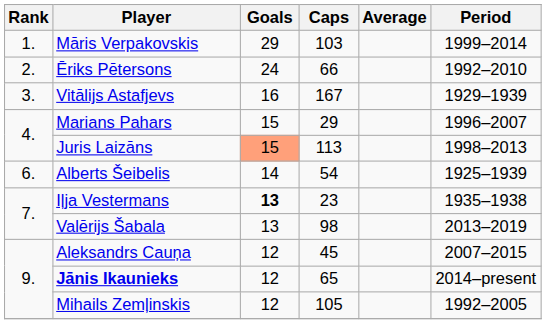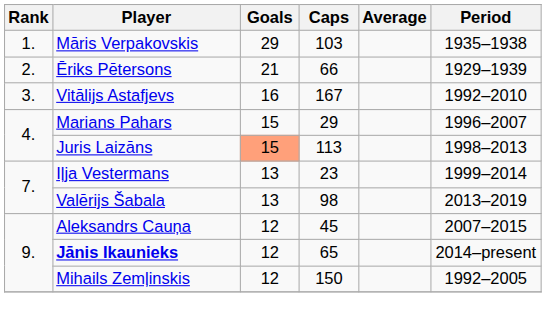(486, 43) 1999–2014 -> (486, 43) 1935–1938
(270, 69) 24 -> (270, 69) 21
(486, 69) 1992–2010 -> (486, 69) 1929–1939
(486, 95) 1929–1939 -> (486, 95) 1992–2010
- row: (113, 174)
(270, 200) bold -> (270, 174) normal
(486, 200) 1935–1938 -> (486, 174) 1999–2014
(329, 305) 105 -> (329, 278) 150
